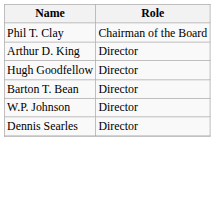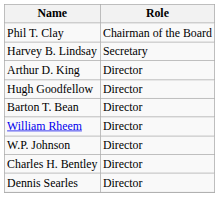+ row: (52, 51)
+ row: (45, 126)
+ row: (52, 164)
